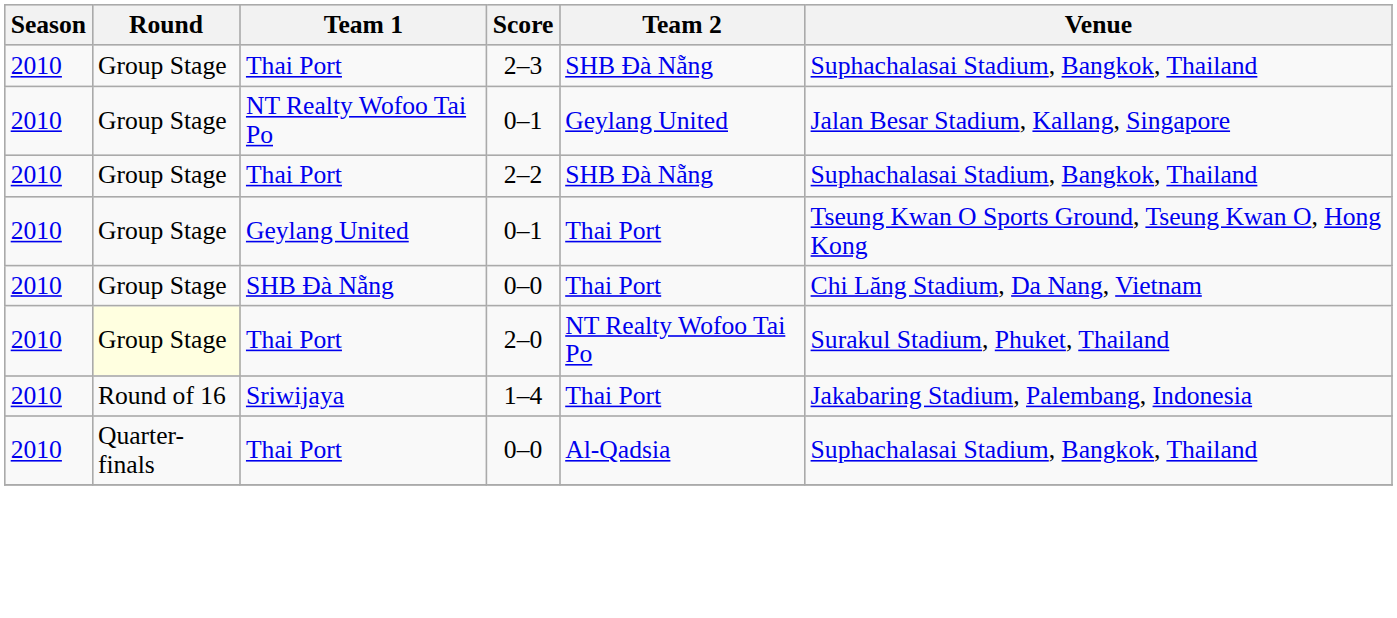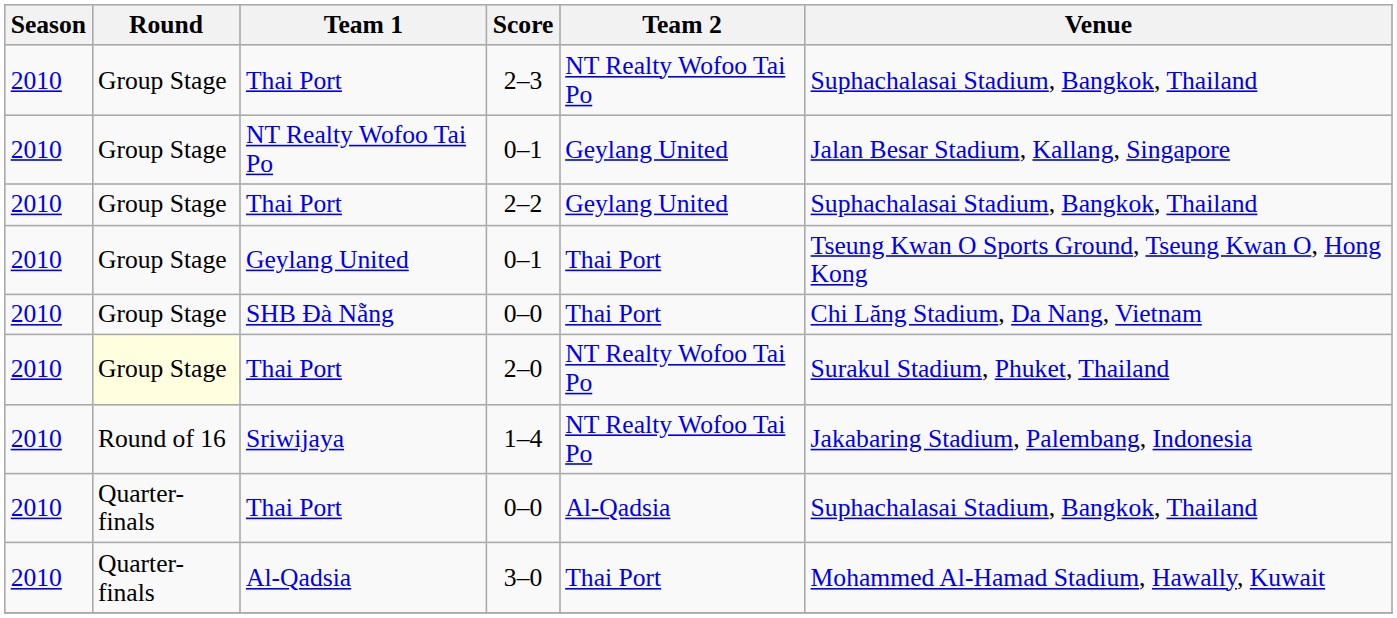(639, 65) SHB Đà Nẵng -> (675, 79) NT Realty Wofoo Tai Po
(639, 175) SHB Đà Nẵng -> (647, 204) Geylang United
(613, 395) Thai Port -> (675, 438) NT Realty Wofoo Tai Po
+ row: (299, 577)
